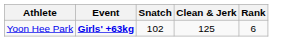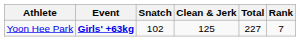+ column: (253, 13)
(253, 28) 6 -> (281, 28) 7
